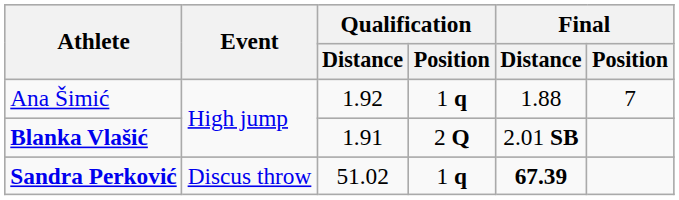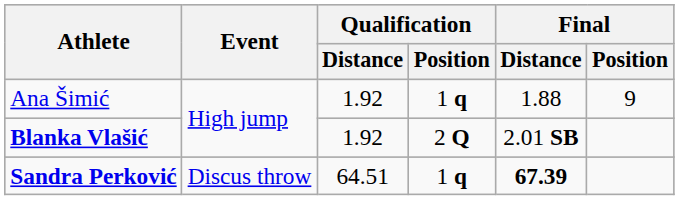(630, 99) 7 -> (630, 99) 9
(363, 137) 1.91 -> (363, 137) 1.92
(363, 175) 51.02 -> (363, 175) 64.51
